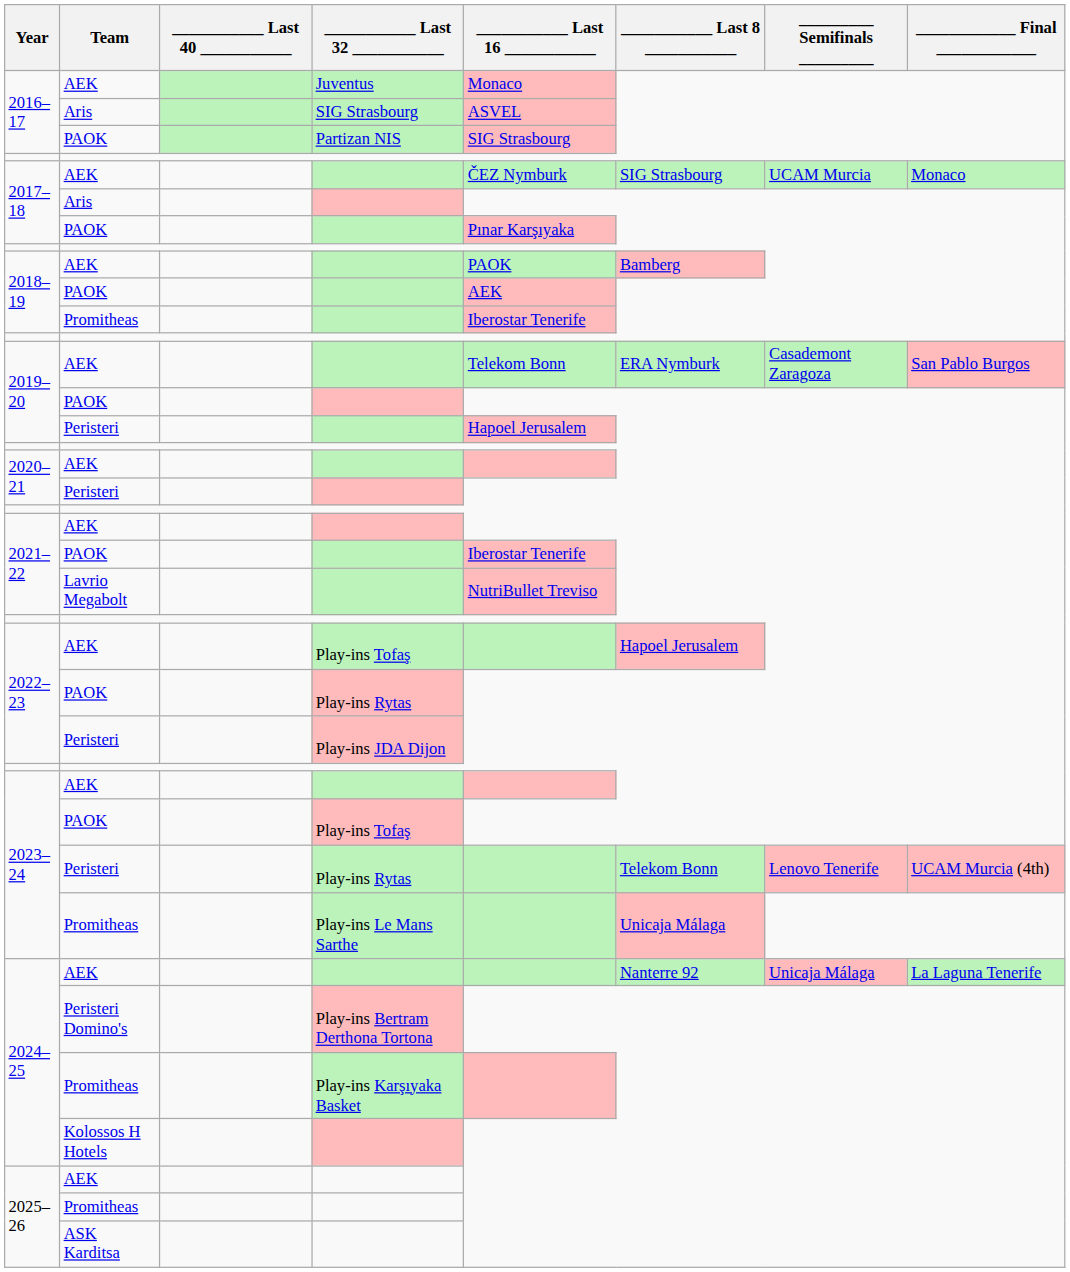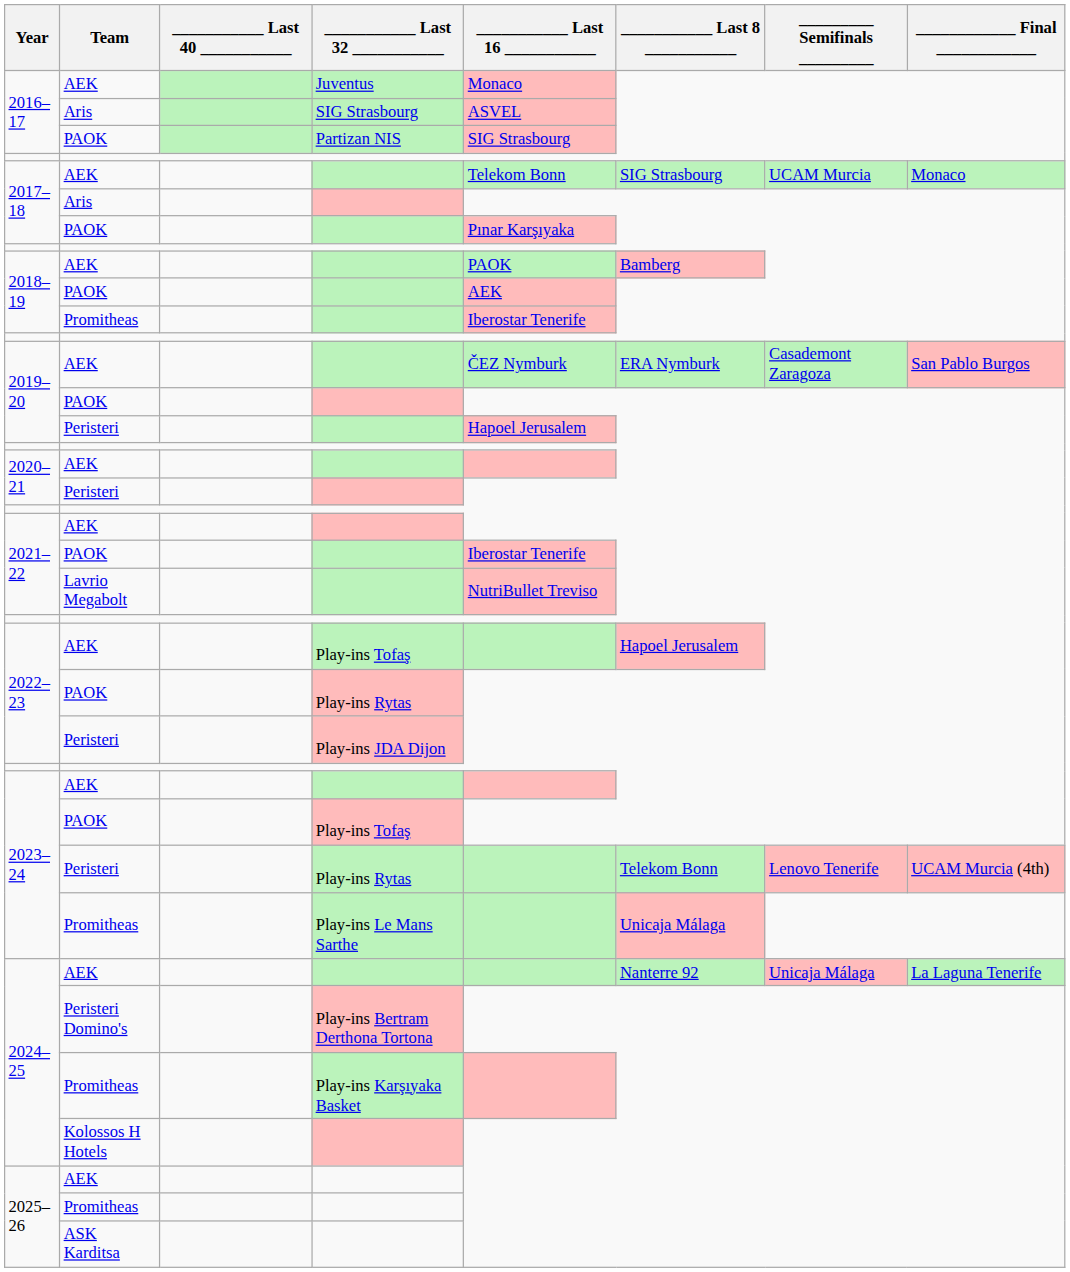(517, 174) ČEZ Nymburk -> (517, 174) Telekom Bonn
(517, 363) Telekom Bonn -> (517, 363) ČEZ Nymburk
